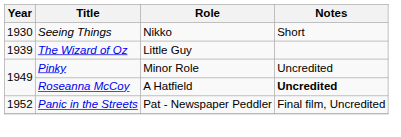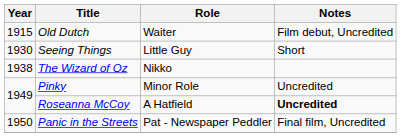+ row: (64, 31)
(158, 31) Nikko -> (167, 50) Little Guy
(20, 50) 1939 -> (20, 68) 1938
(167, 50) Little Guy -> (158, 68) Nikko
(20, 104) 1952 -> (20, 123) 1950
